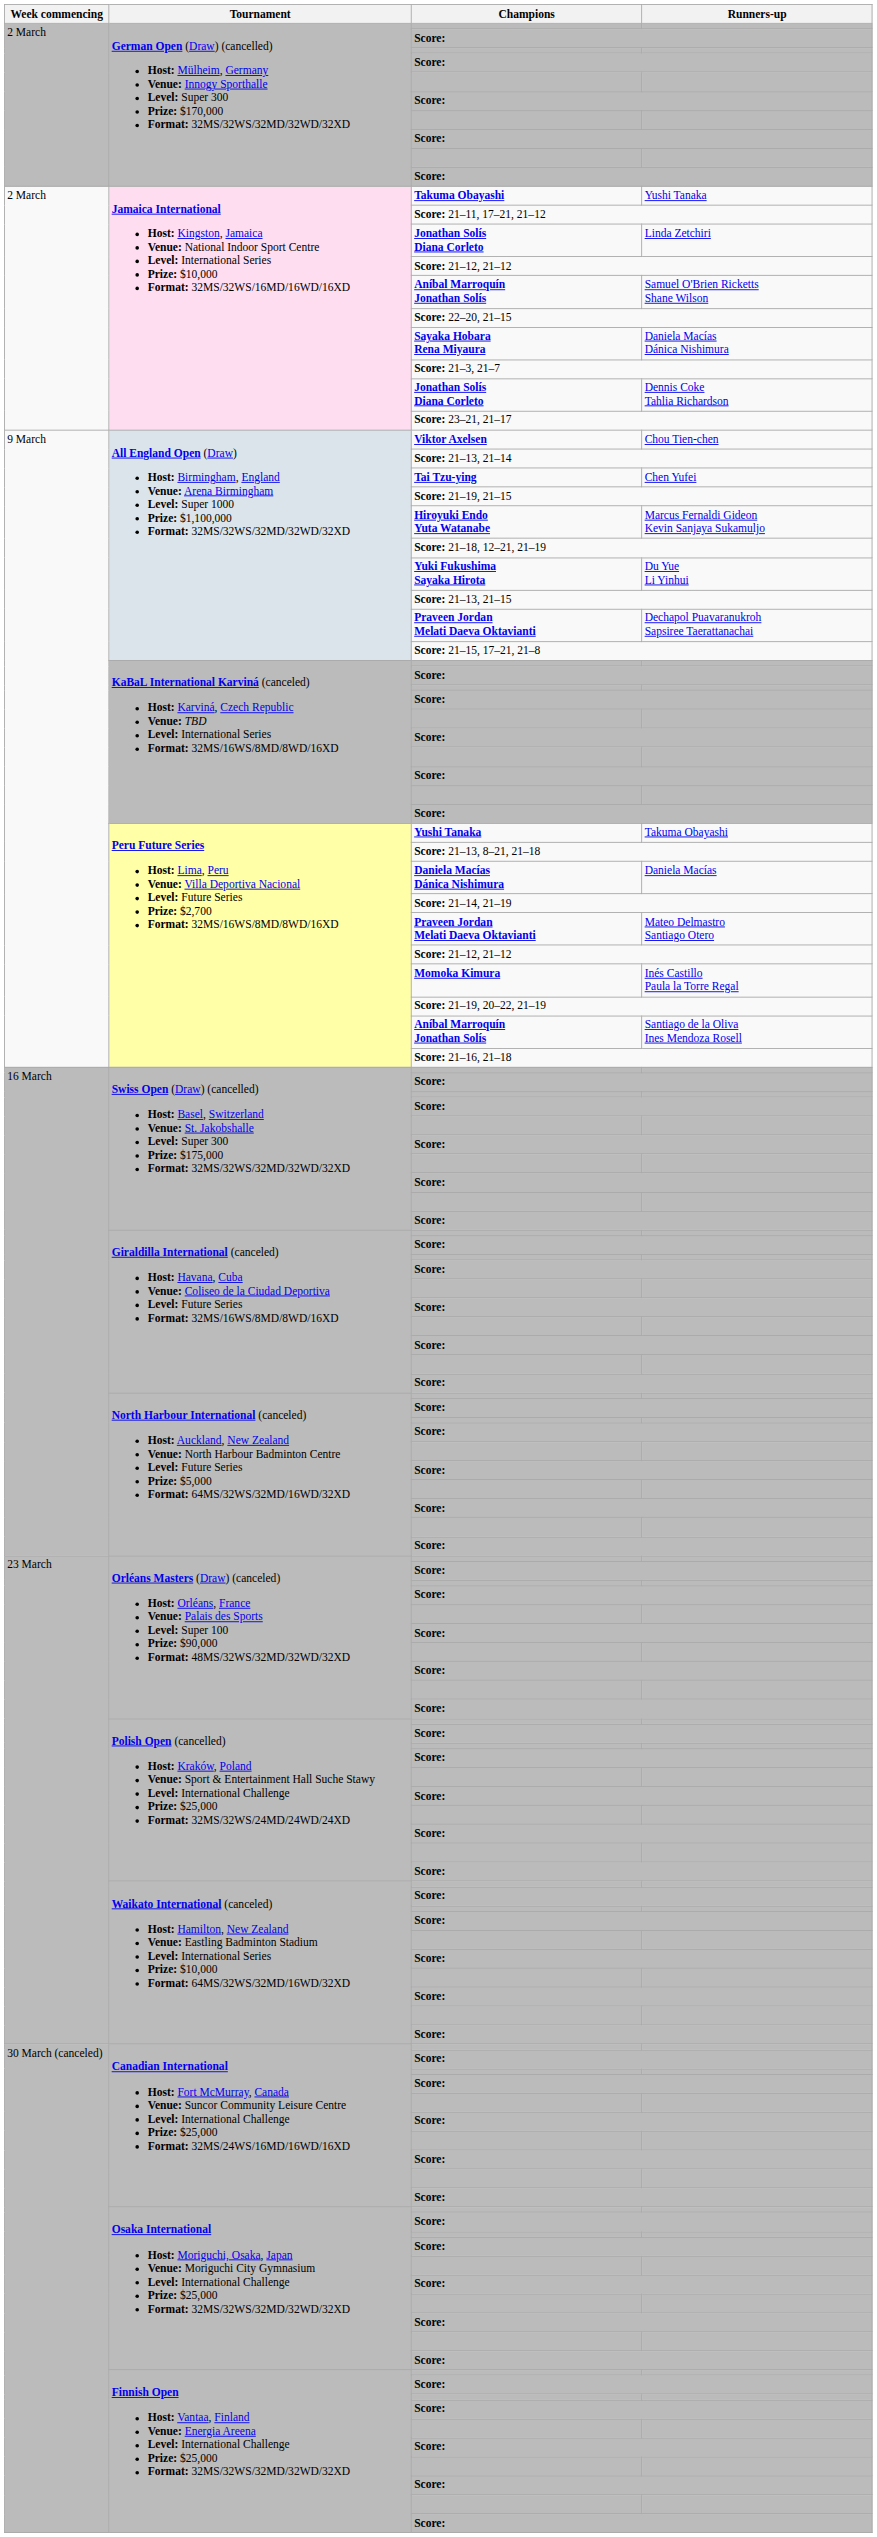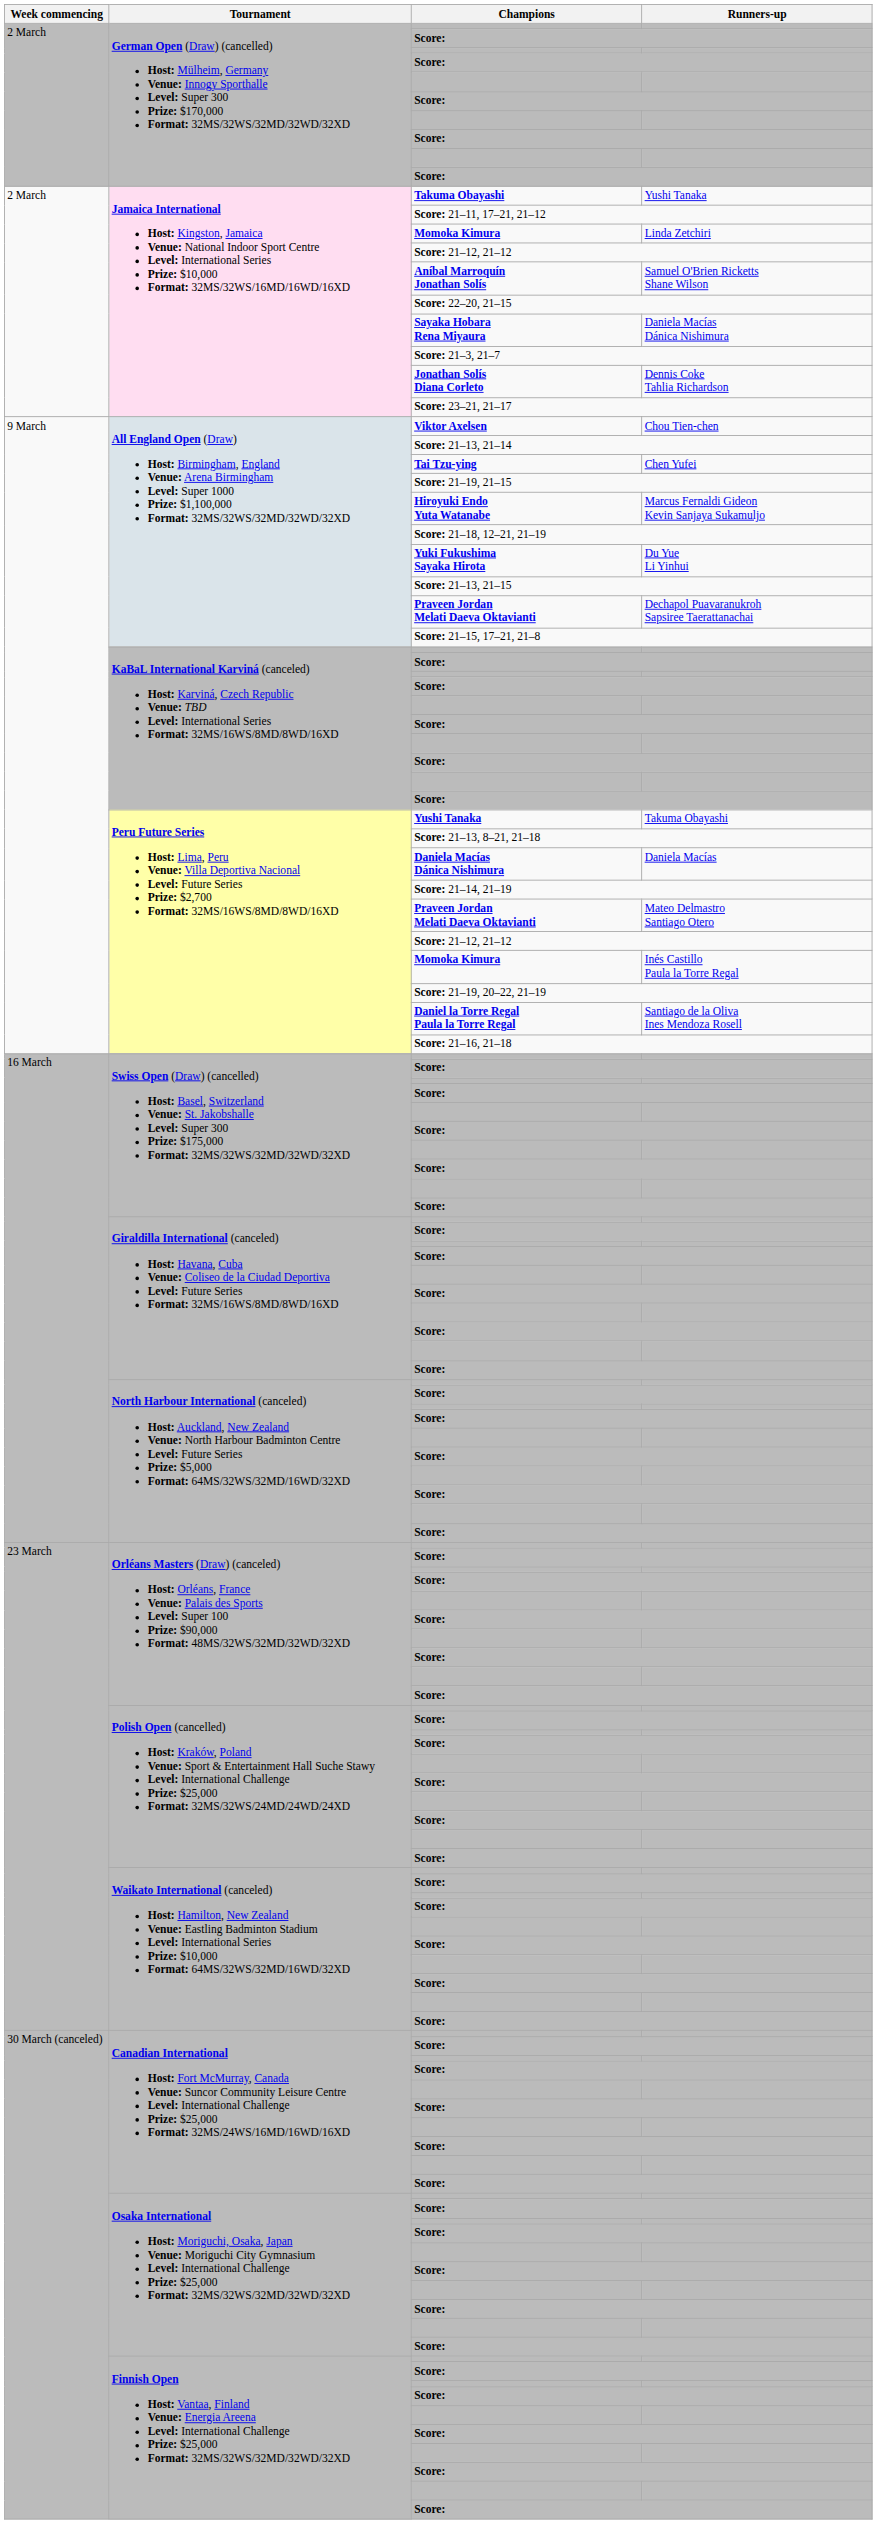(450, 240) Jonathan Solís Diana Corleto -> (457, 233) Momoka Kimura
(460, 1031) Aníbal Marroquín Jonathan Solís -> (467, 1018) Daniel la Torre Regal Paula la Torre Regal
